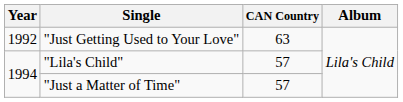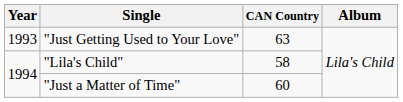(22, 39) 1992 -> (22, 39) 1993
(282, 62) 57 -> (282, 62) 58
(282, 85) 57 -> (282, 85) 60
